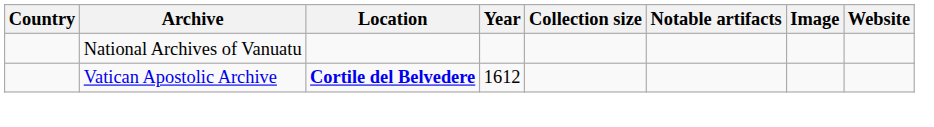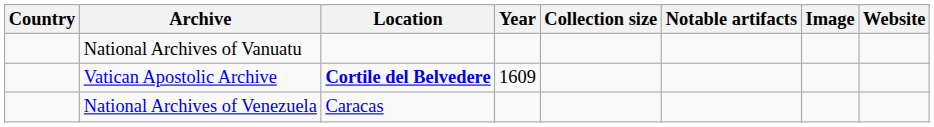(502, 77) 1612 -> (517, 77) 1609
+ row: (200, 106)
